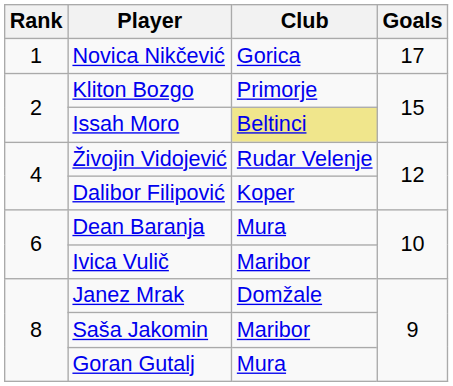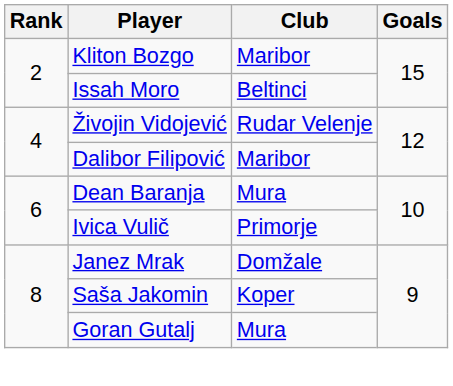- row: (149, 55)
(277, 90) Primorje -> (273, 55) Maribor
(272, 124) khaki background -> (272, 90) no background
(266, 192) Koper -> (273, 158) Maribor
(273, 261) Maribor -> (277, 227) Primorje
(273, 329) Maribor -> (266, 295) Koper
